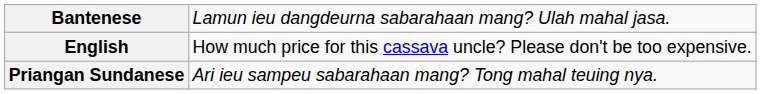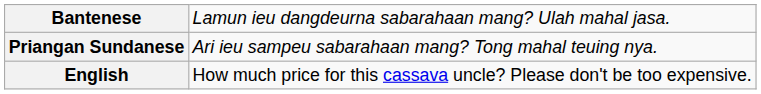rows swapped: (96, 74) <-> (96, 46)
